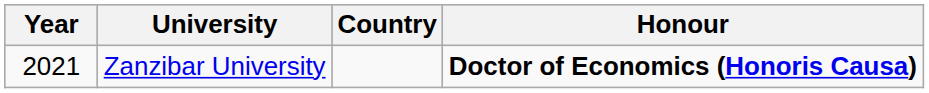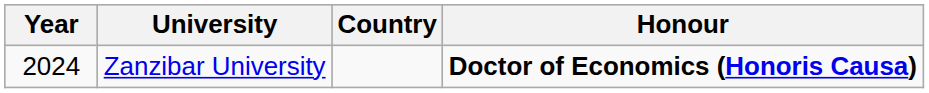(51, 66) 2021 -> (51, 66) 2024
